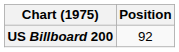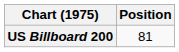(145, 36) 92 -> (145, 36) 81
